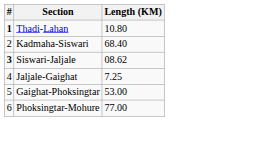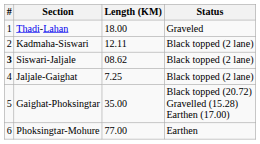+ column: (210, 12)
(9, 28) bold -> (9, 28) normal
(116, 28) 10.80 -> (116, 28) 18.00
(116, 44) 68.40 -> (116, 44) 12.11
(116, 92) 53.00 -> (116, 103) 35.00
